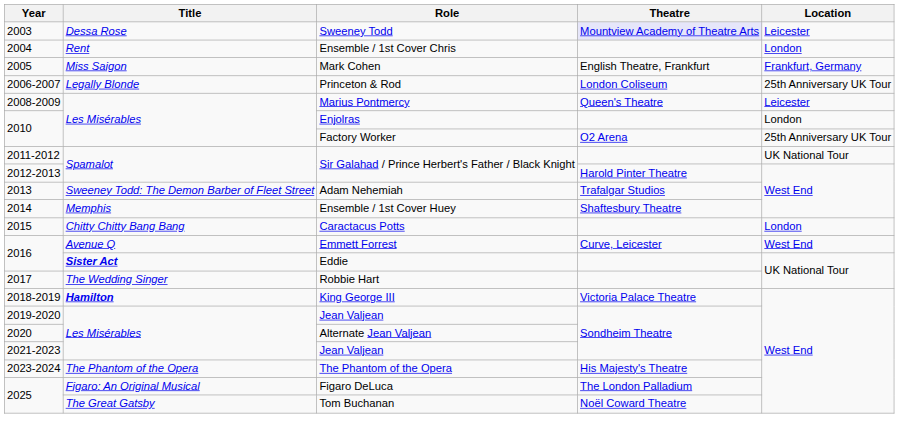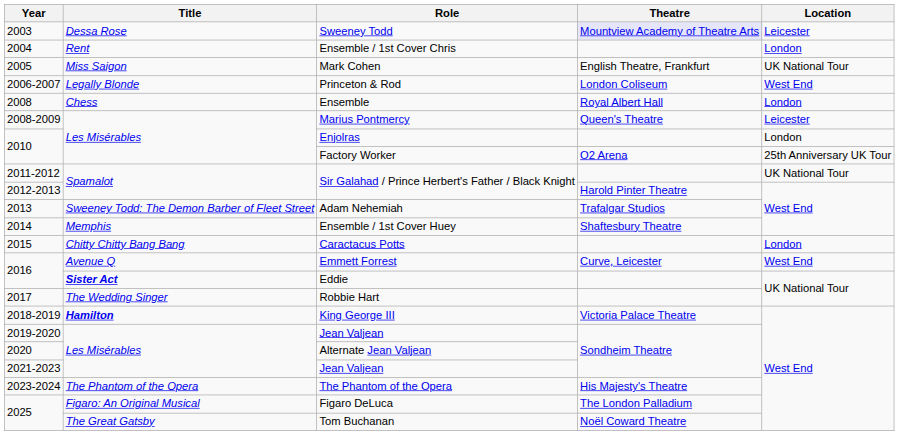(813, 66) Frankfurt, Germany -> (807, 66) UK National Tour
(828, 84) 25th Anniversary UK Tour -> (789, 84) West End
+ row: (19, 102)
